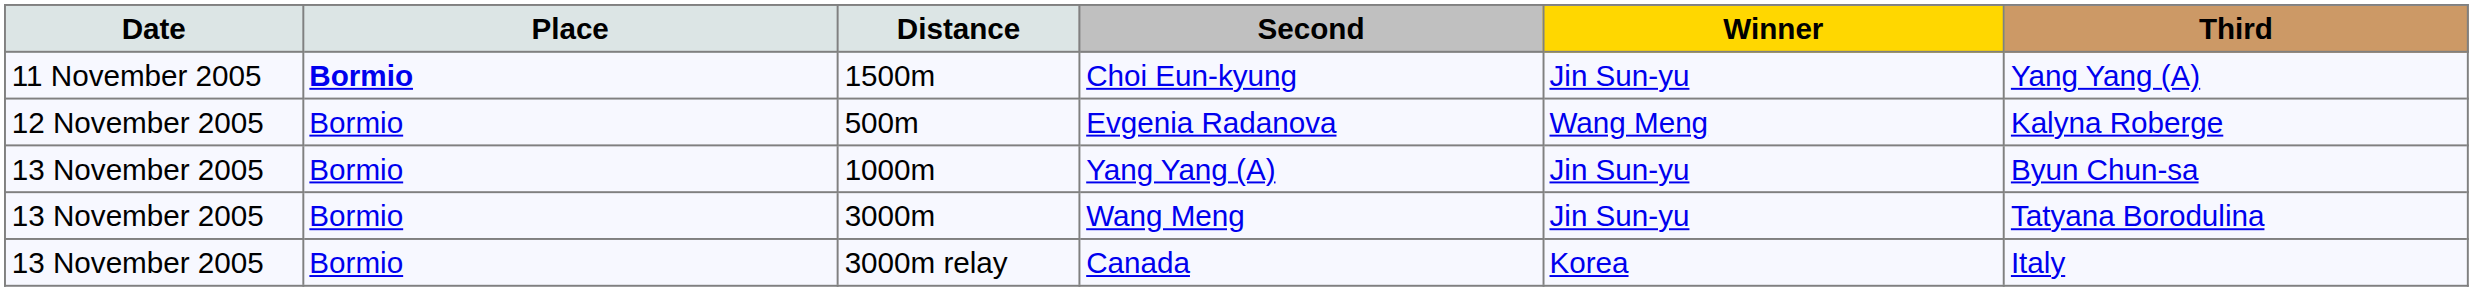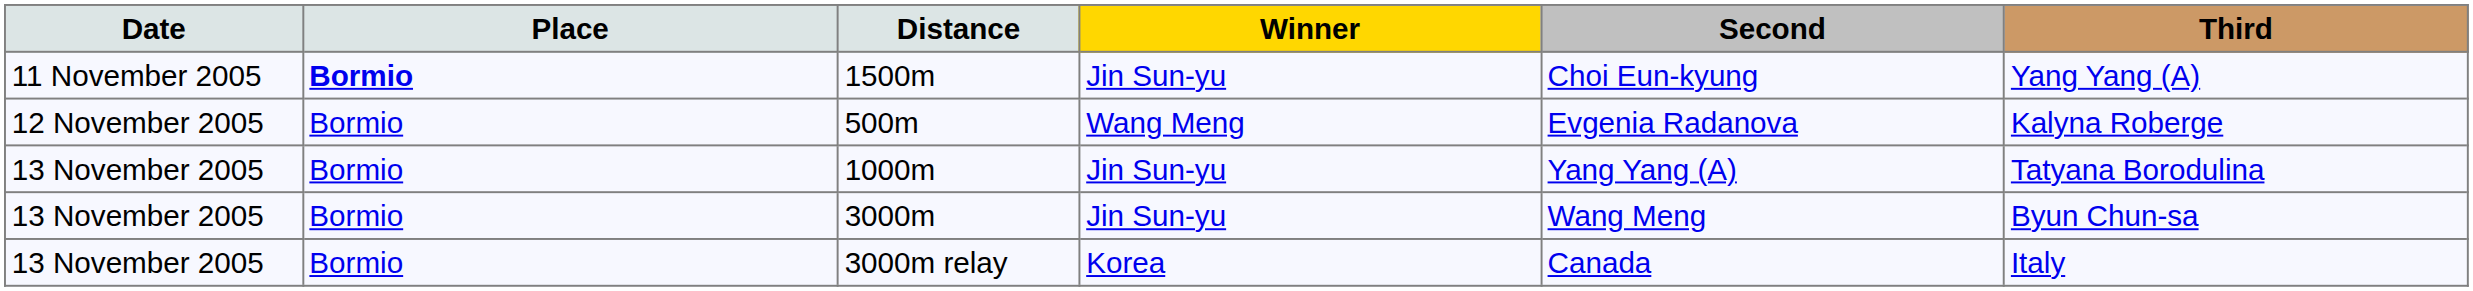columns swapped: (1773, 28) <-> (1311, 28)
(2105, 169) Byun Chun-sa -> (2138, 169) Tatyana Borodulina
(2138, 216) Tatyana Borodulina -> (2105, 216) Byun Chun-sa
